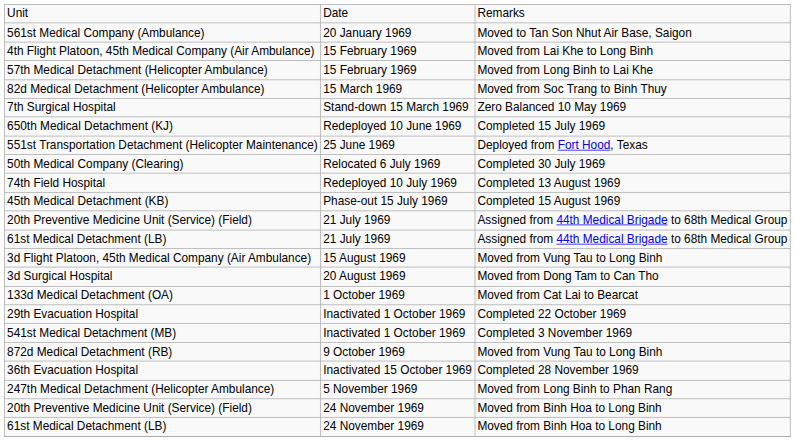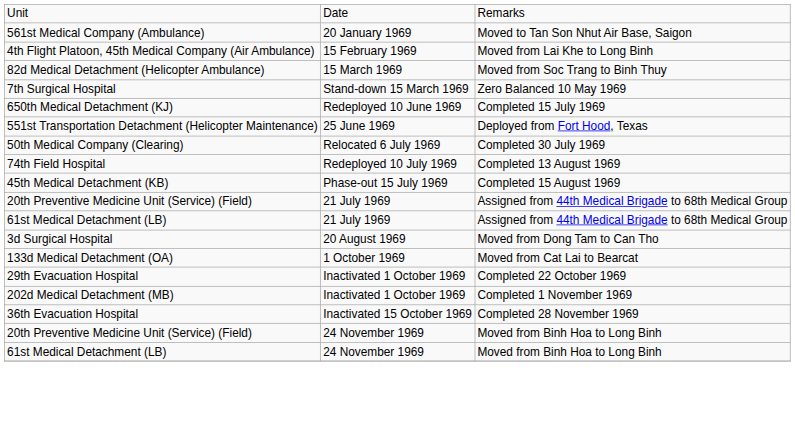- row: (137, 70)
- row: (159, 257)
+ row: (90, 295)
- row: (92, 333)
- row: (90, 351)
- row: (141, 389)
